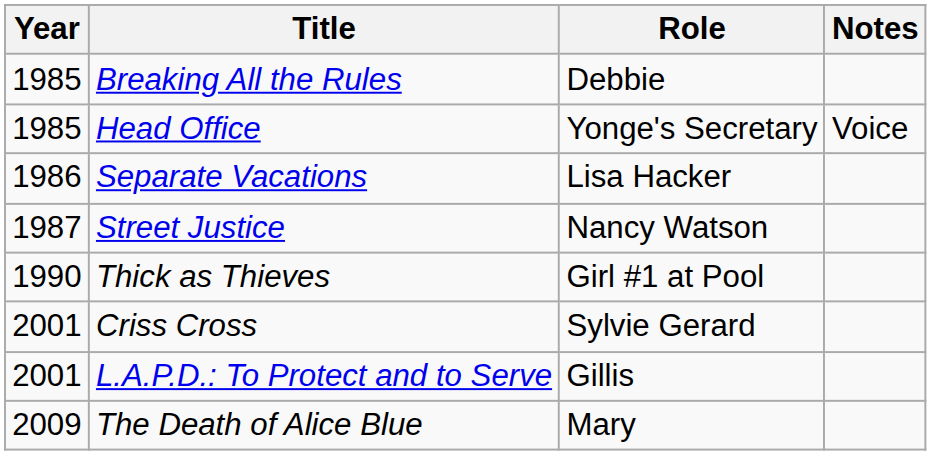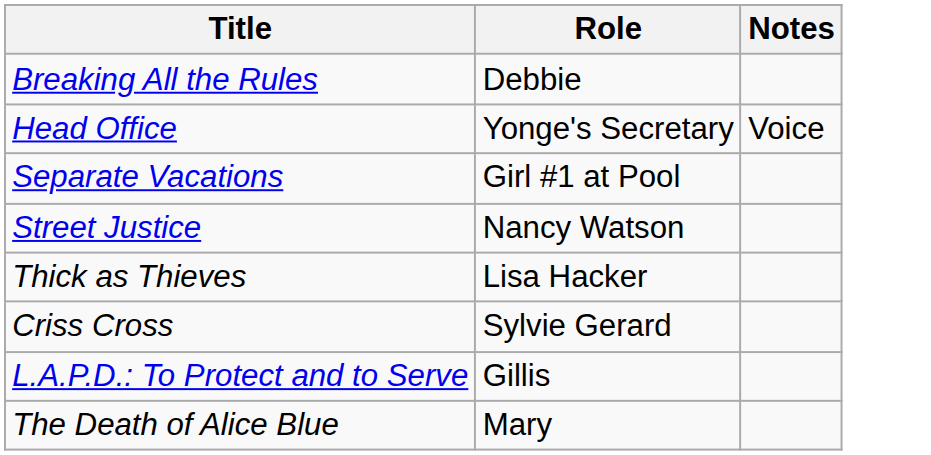- column: (47, 29)
(649, 177) Lisa Hacker -> (582, 177) Girl #1 at Pool
(665, 276) Girl #1 at Pool -> (565, 276) Lisa Hacker
